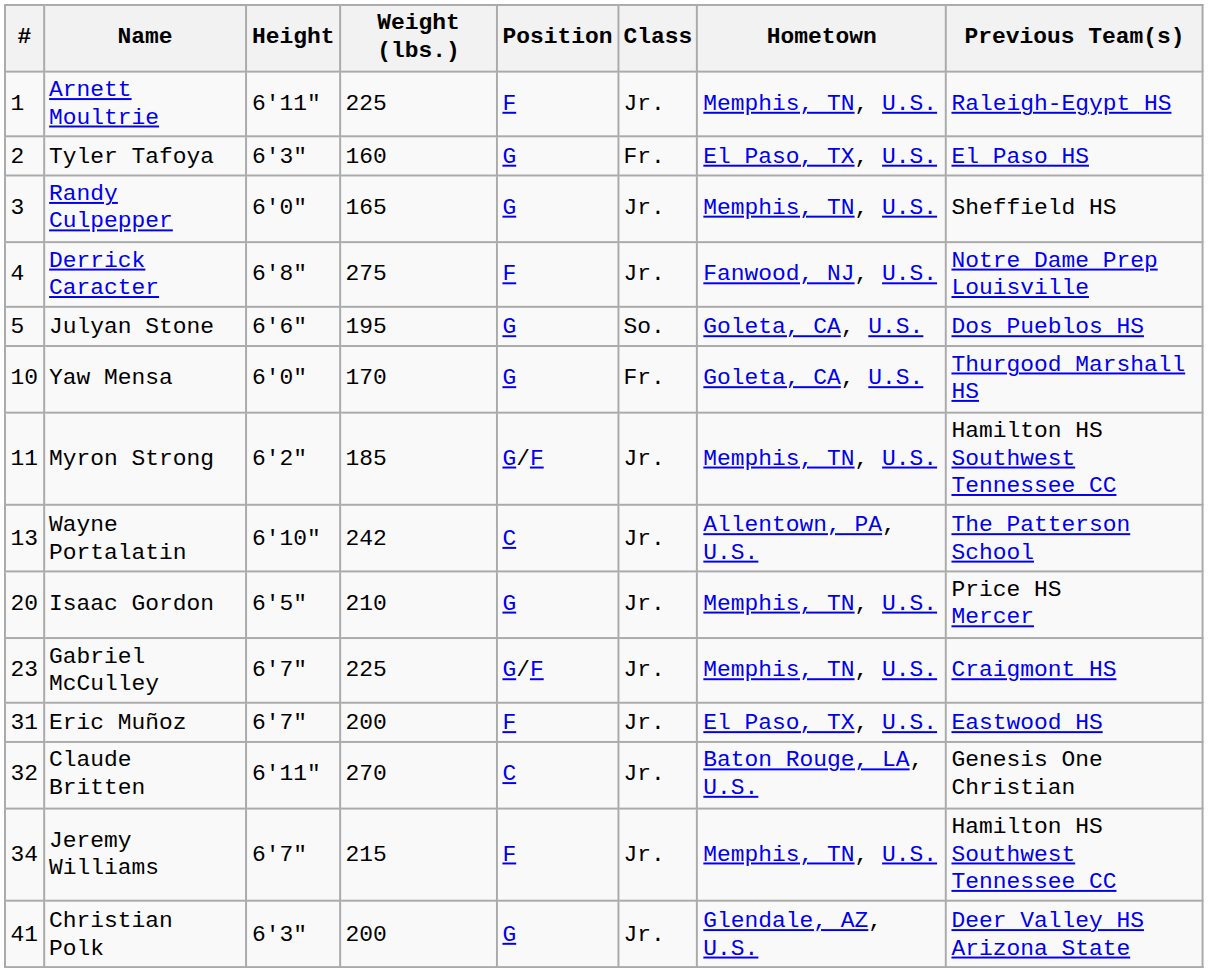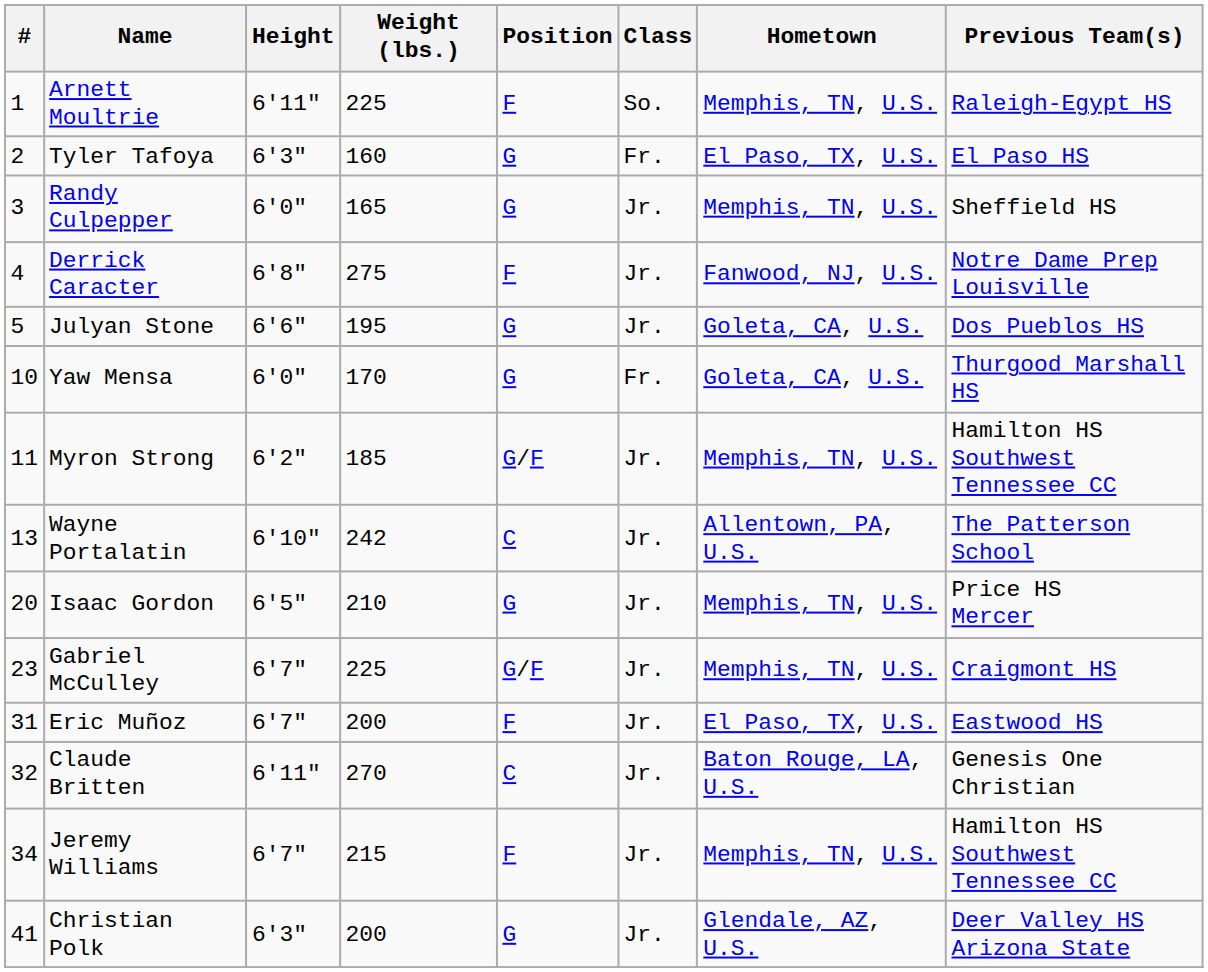(644, 104) Jr. -> (644, 104) So.
(644, 326) So. -> (644, 326) Jr.
